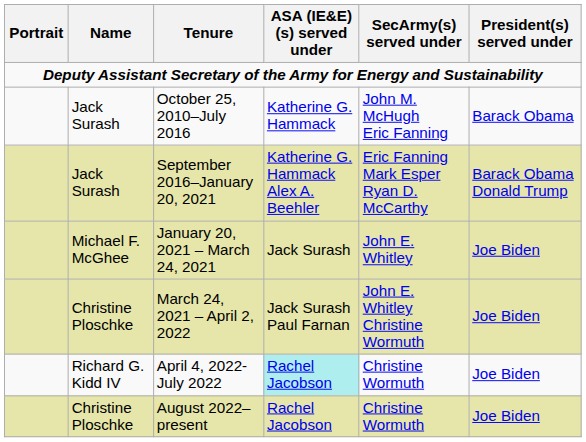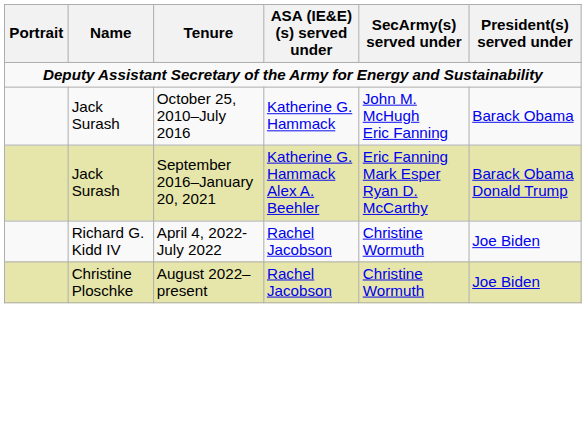- row: (203, 249)
- row: (205, 316)
(299, 374) paleturquoise background -> (299, 241) no background
